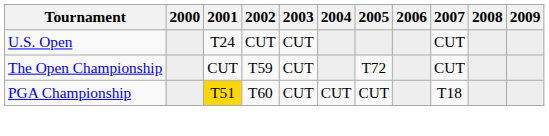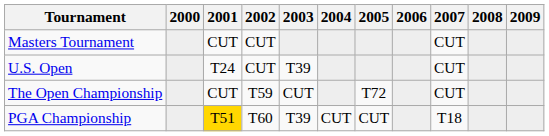+ row: (71, 42)
(298, 42) CUT -> (298, 67) T39
(298, 93) CUT -> (298, 118) T39
